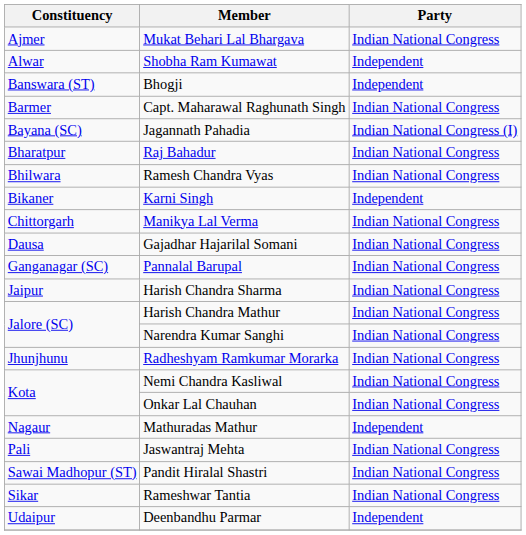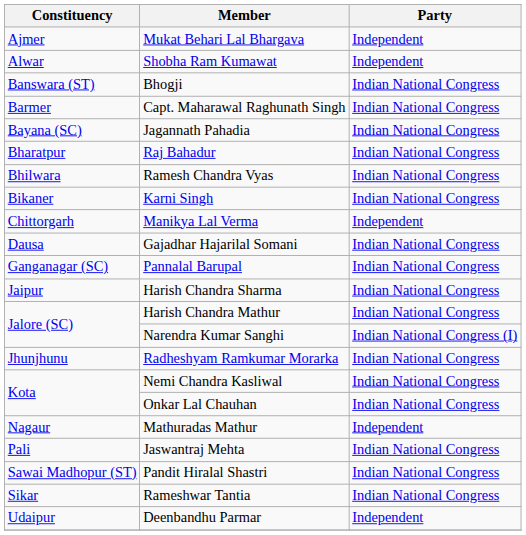(426, 38) Indian National Congress -> (388, 38) Independent
(388, 84) Independent -> (426, 84) Indian National Congress
(435, 130) Indian National Congress (I) -> (426, 130) Indian National Congress
(388, 198) Independent -> (426, 198) Indian National Congress
(426, 221) Indian National Congress -> (388, 221) Independent
(426, 335) Indian National Congress -> (435, 335) Indian National Congress (I)
